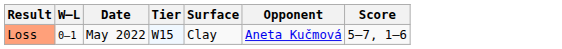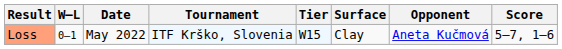+ column: (222, 15)
